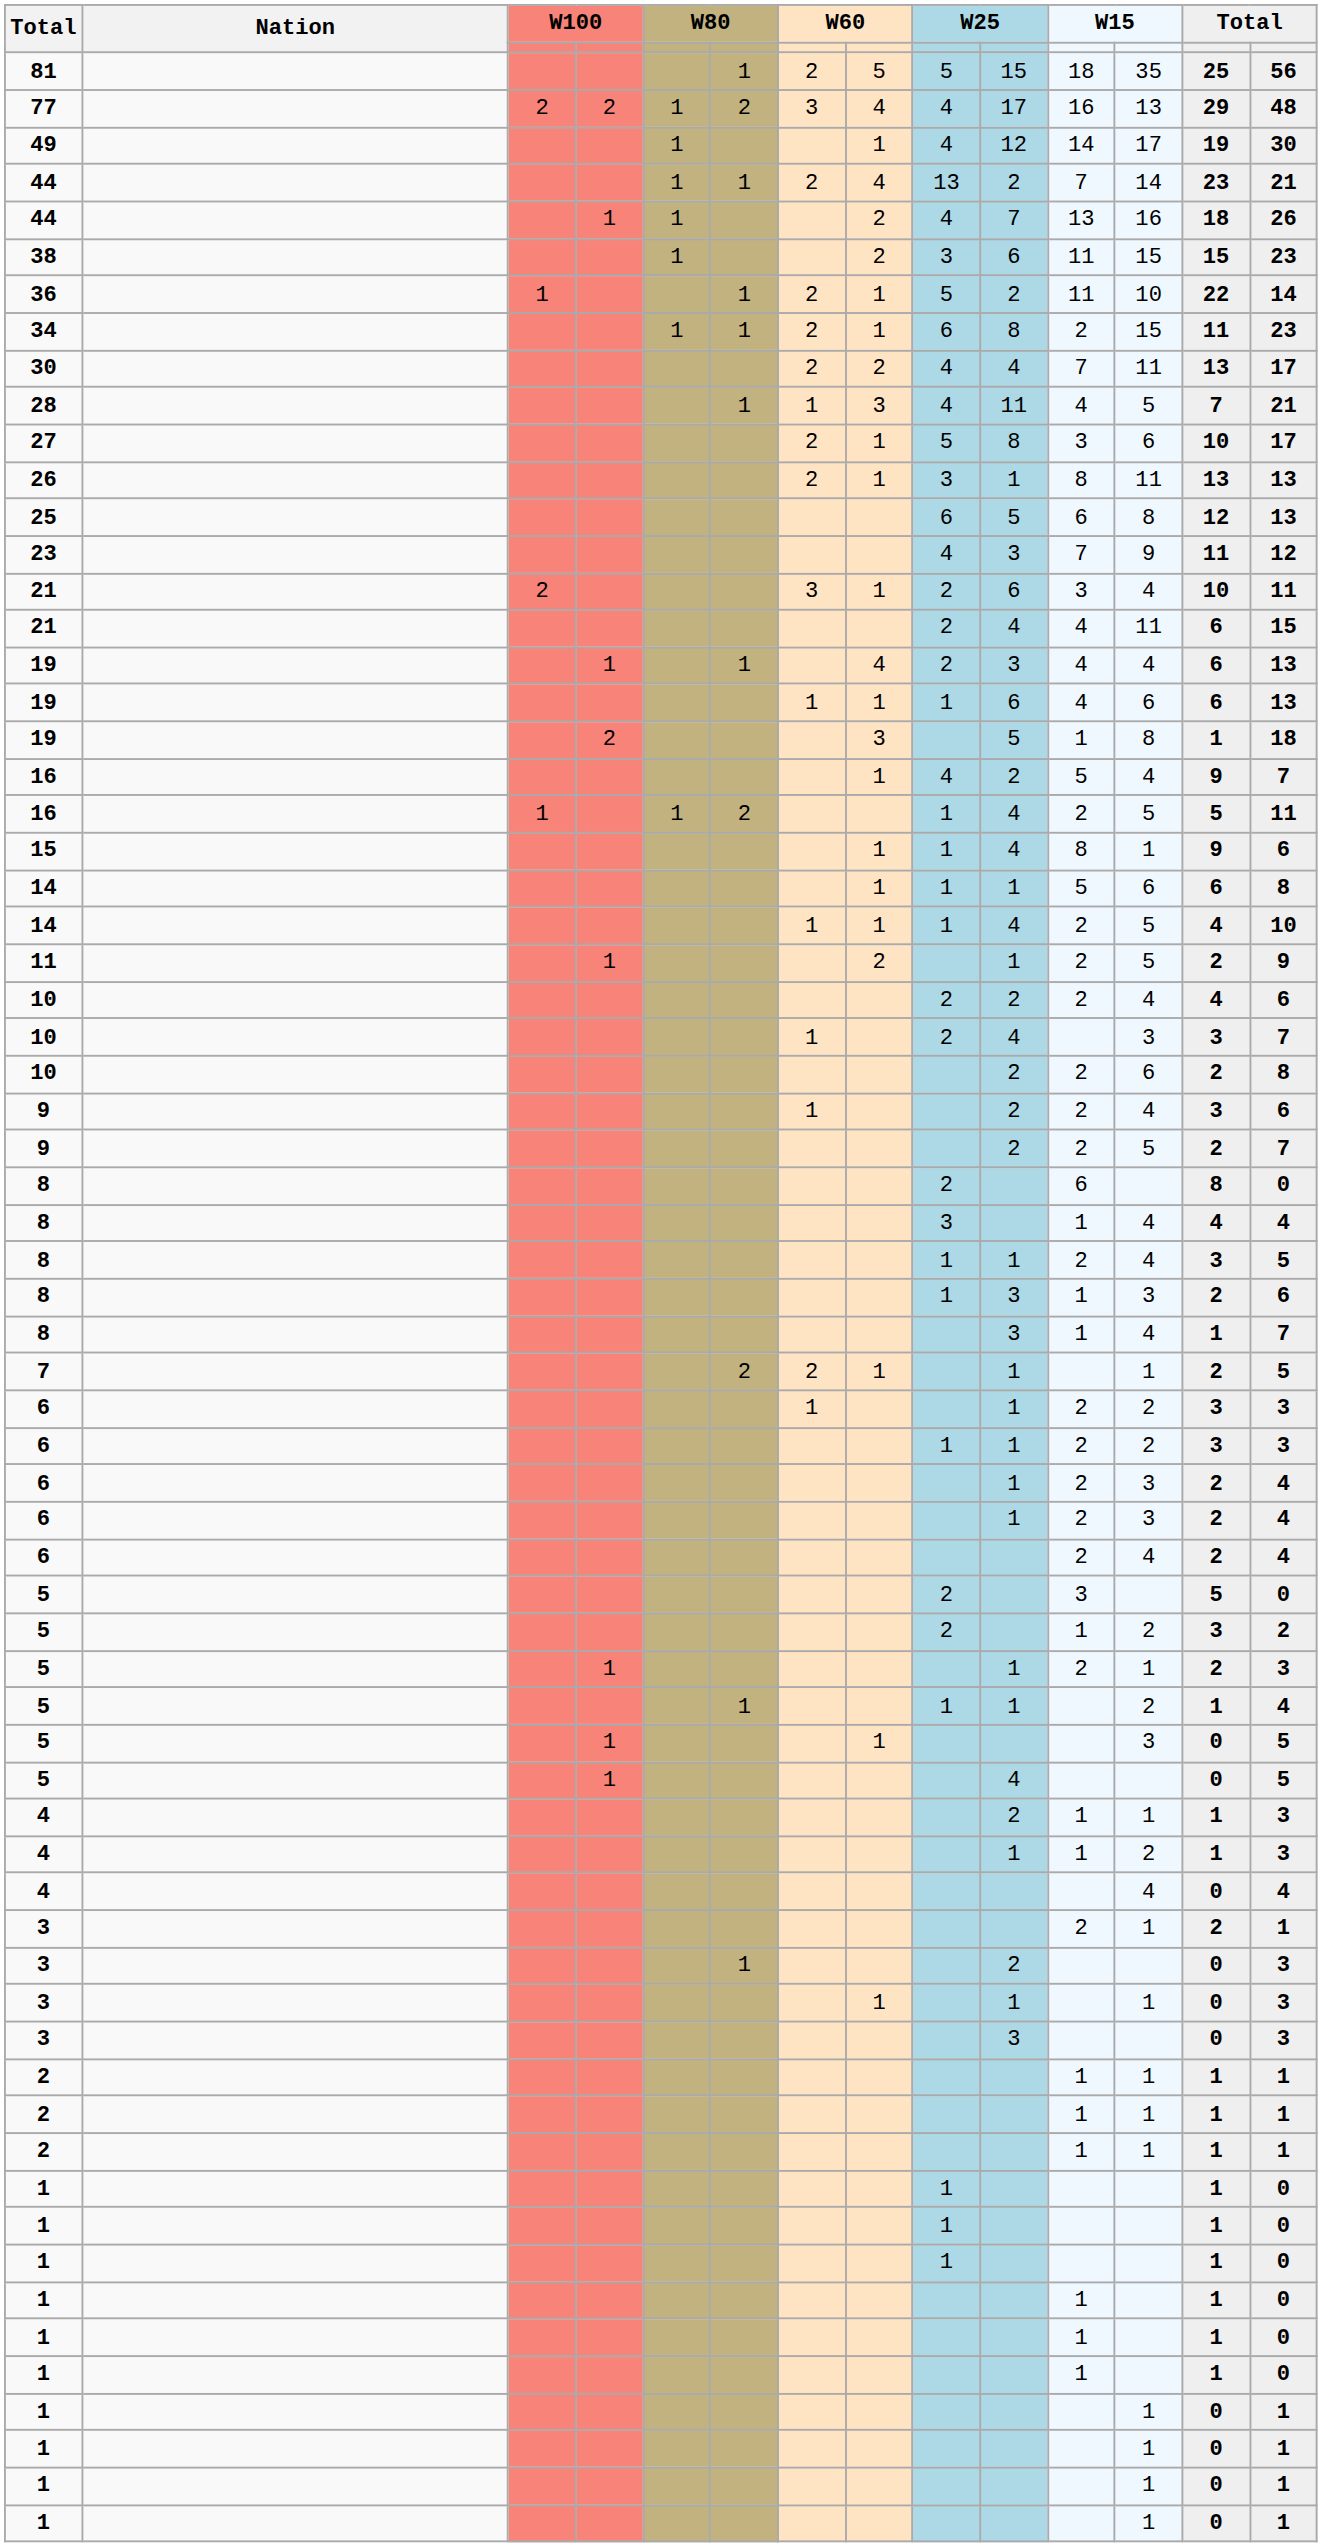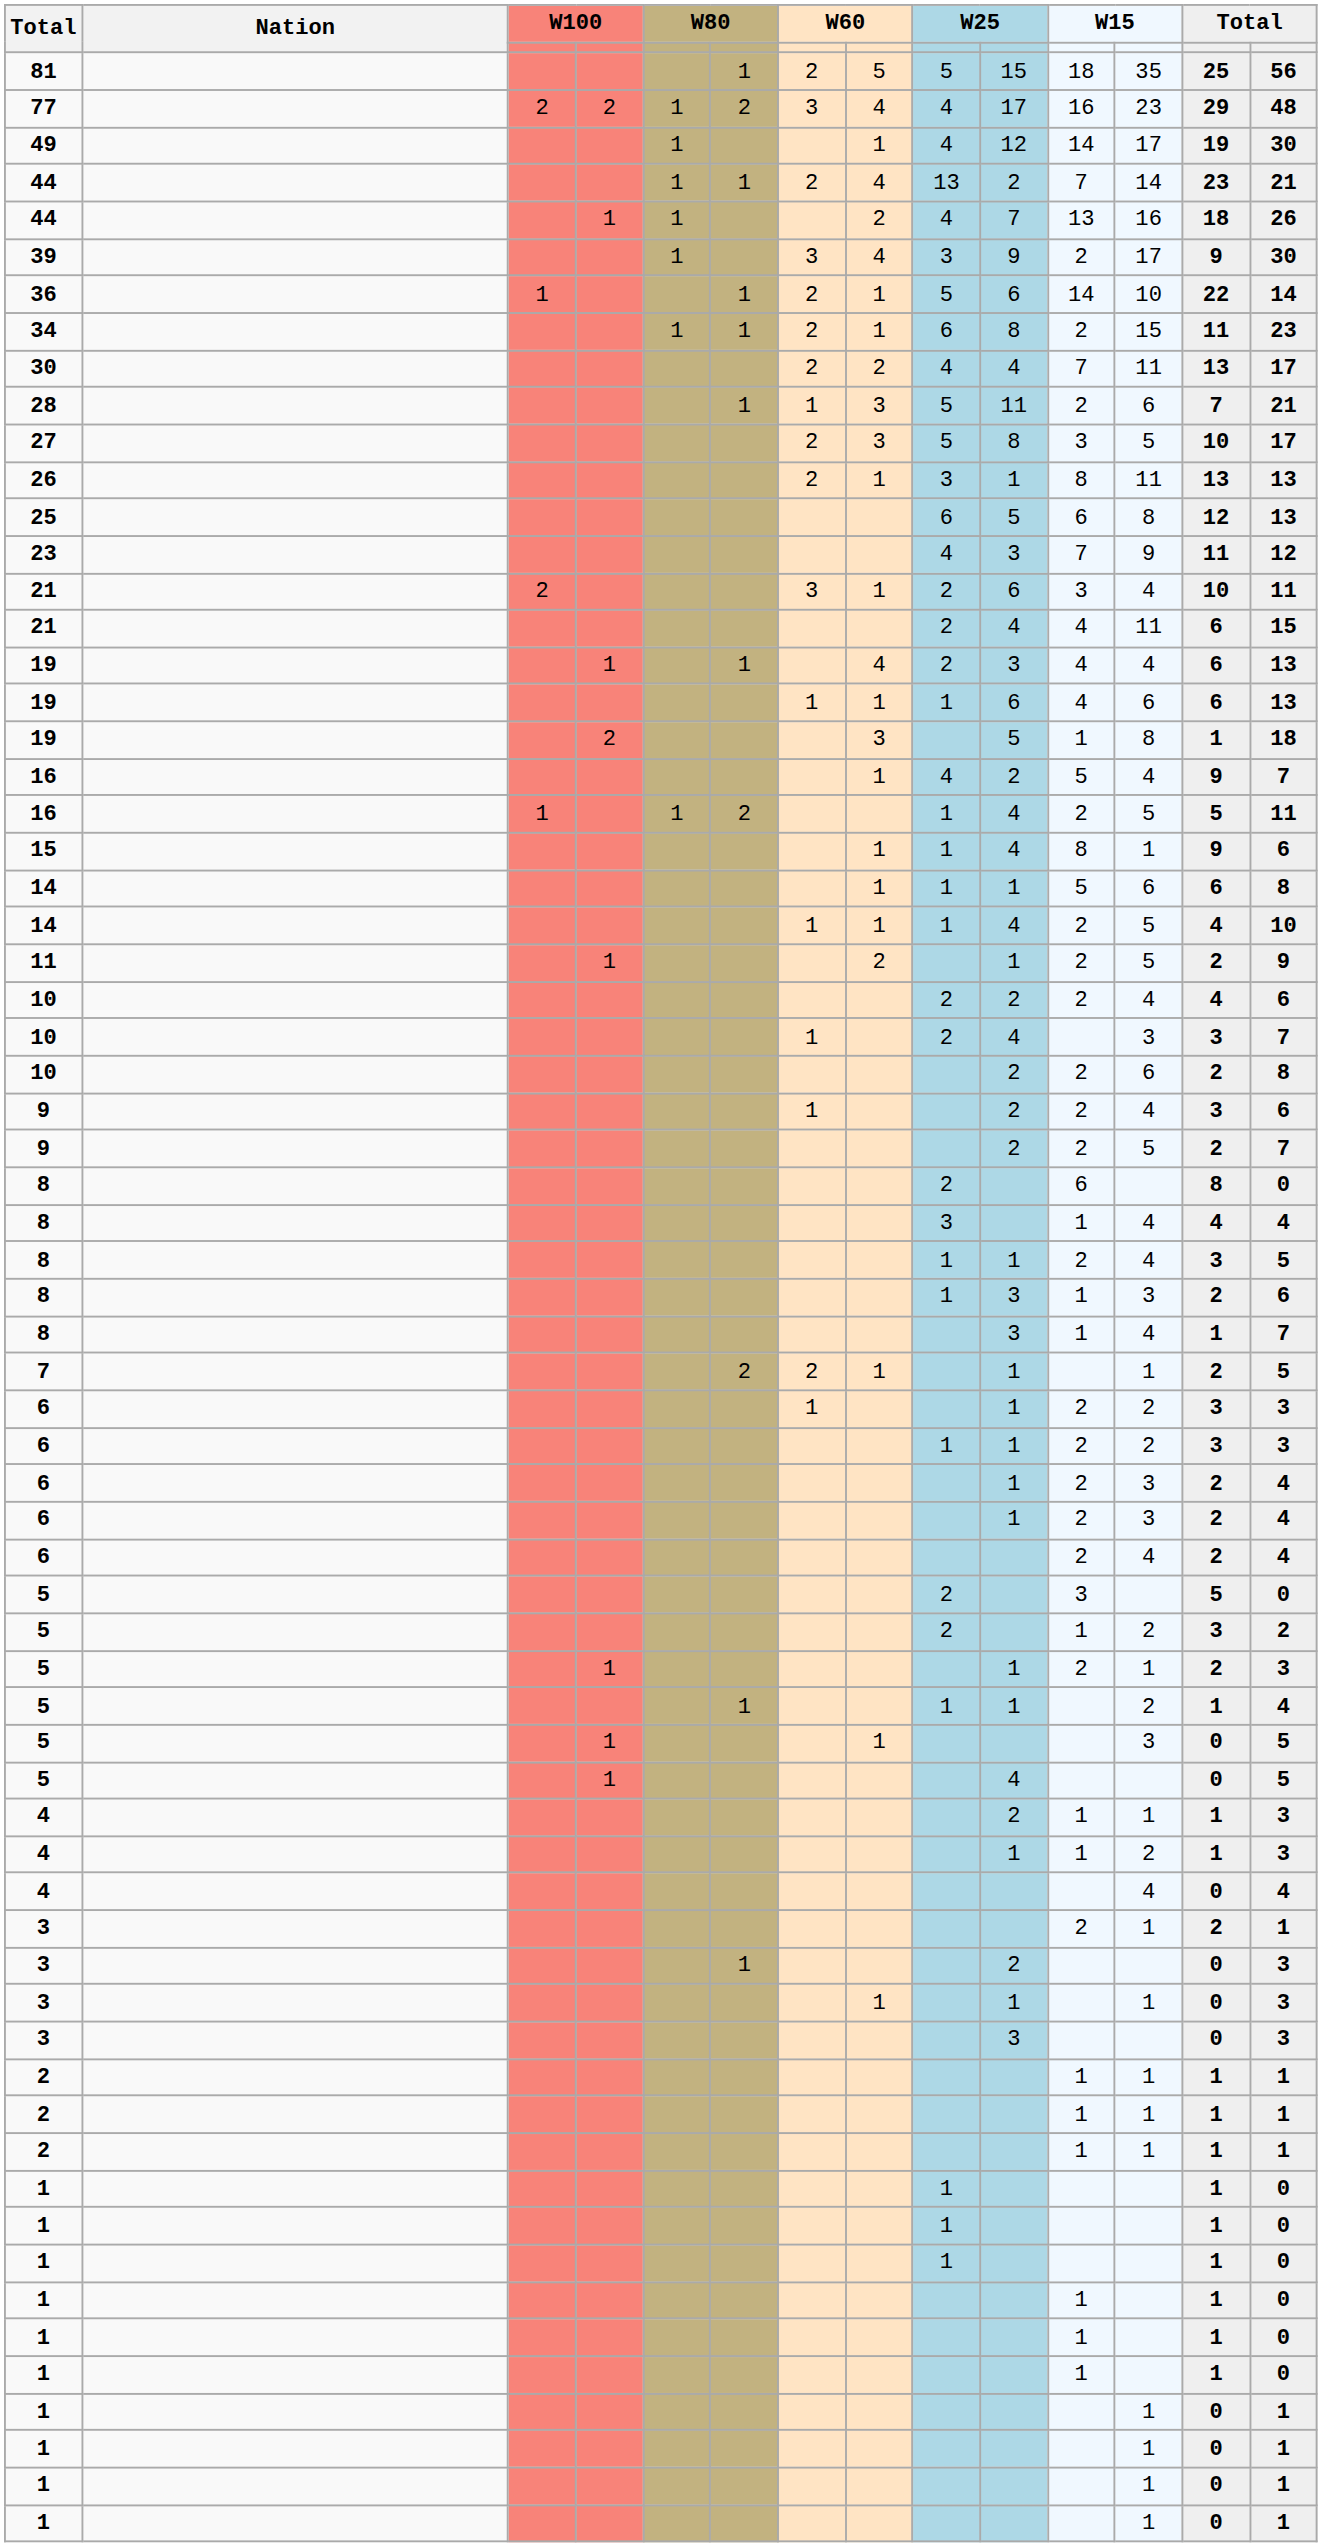(1149, 108) 13 -> (1149, 108) 23
+ row: (43, 257)
- row: (43, 257)
(1014, 294) 2 -> (1014, 294) 6
(1081, 294) 11 -> (1081, 294) 14
(946, 405) 4 -> (946, 405) 5
(1081, 405) 4 -> (1081, 405) 2
(1149, 405) 5 -> (1149, 405) 6
(879, 443) 1 -> (879, 443) 3
(1149, 443) 6 -> (1149, 443) 5
